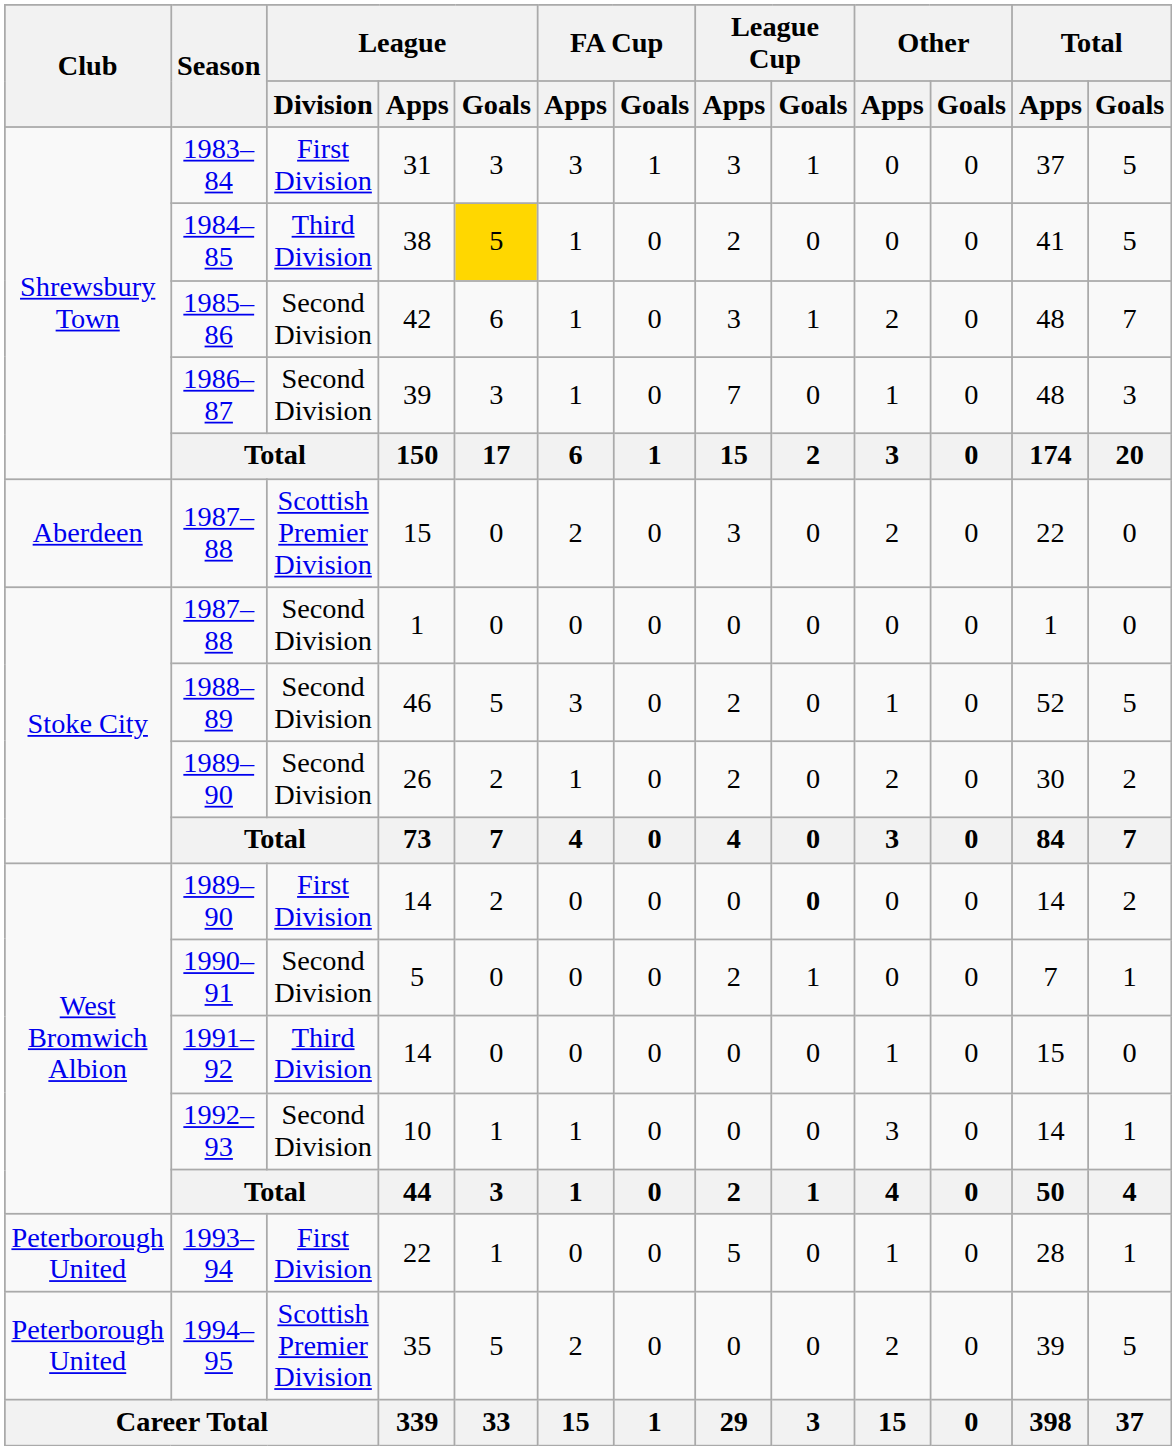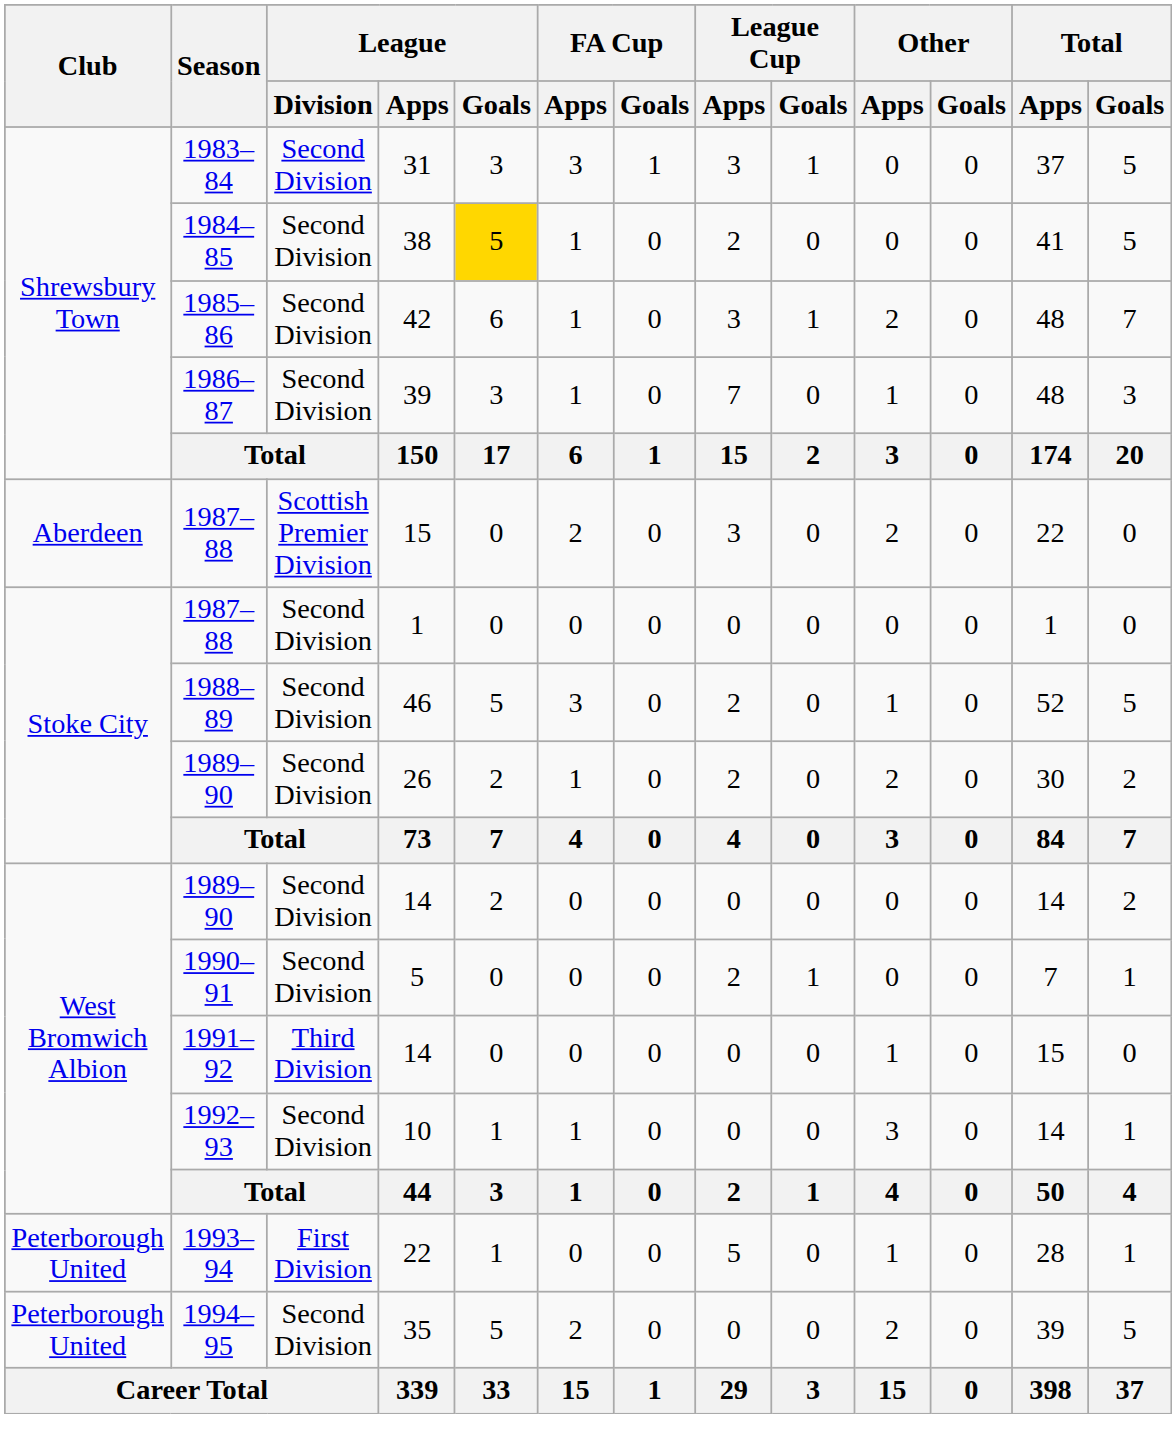(323, 164) First Division -> (323, 164) Second Division
(323, 241) Third Division -> (323, 241) Second Division
(323, 900) First Division -> (323, 900) Second Division
(813, 900) bold -> (813, 900) normal
(323, 1345) Scottish Premier Division -> (323, 1329) Second Division
